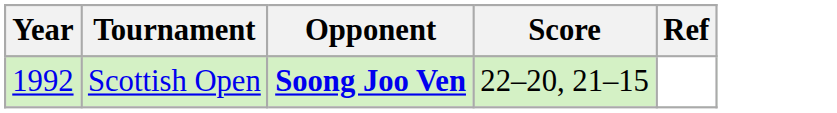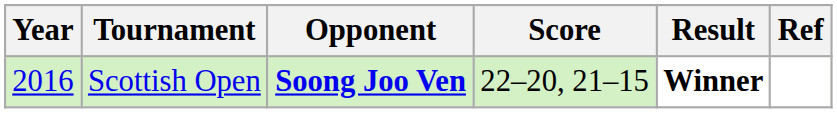+ column: (713, 30)
(43, 80) 1992 -> (43, 80) 2016
